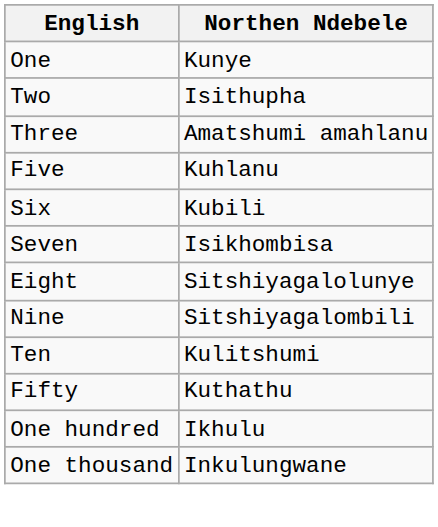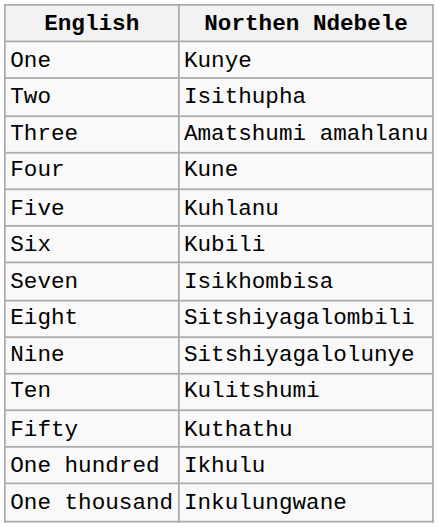+ row: (37, 171)
(299, 281) Sitshiyagalolunye -> (299, 318) Sitshiyagalombili
(299, 318) Sitshiyagalombili -> (299, 355) Sitshiyagalolunye
